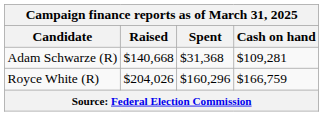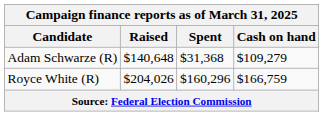(149, 57) $140,668 -> (149, 57) $140,648
(262, 57) $109,281 -> (262, 57) $109,279
